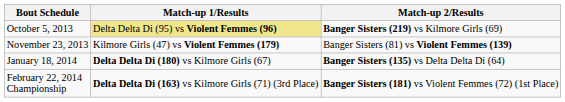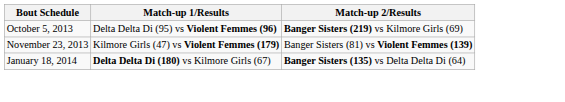(185, 28) khaki background -> (185, 28) no background
- row: (44, 83)
